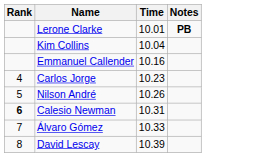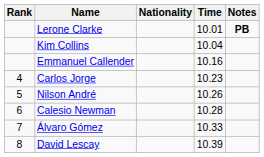+ column: (165, 12)
(19, 111) bold -> (19, 111) normal
(152, 111) 10.31 -> (210, 111) 10.28
